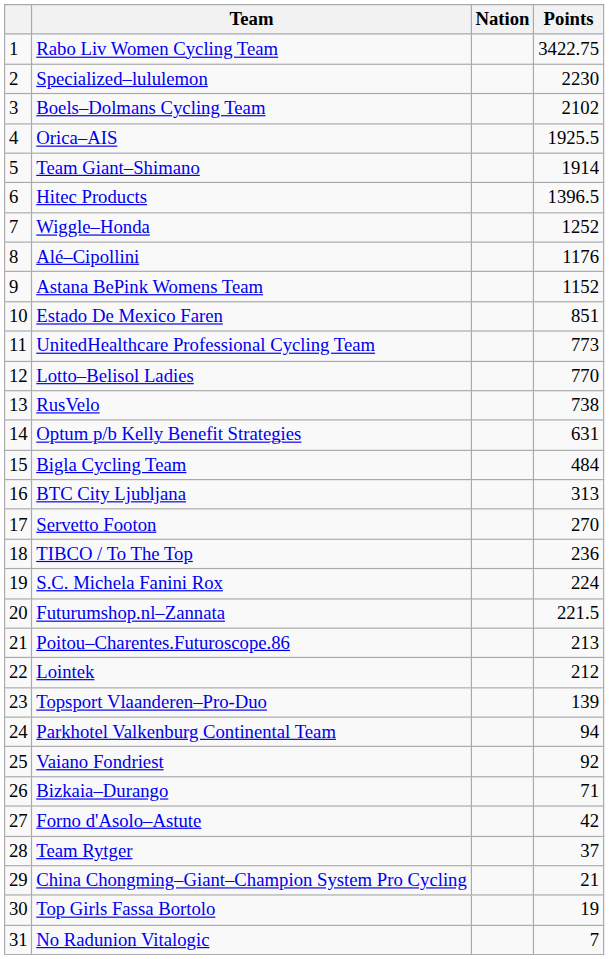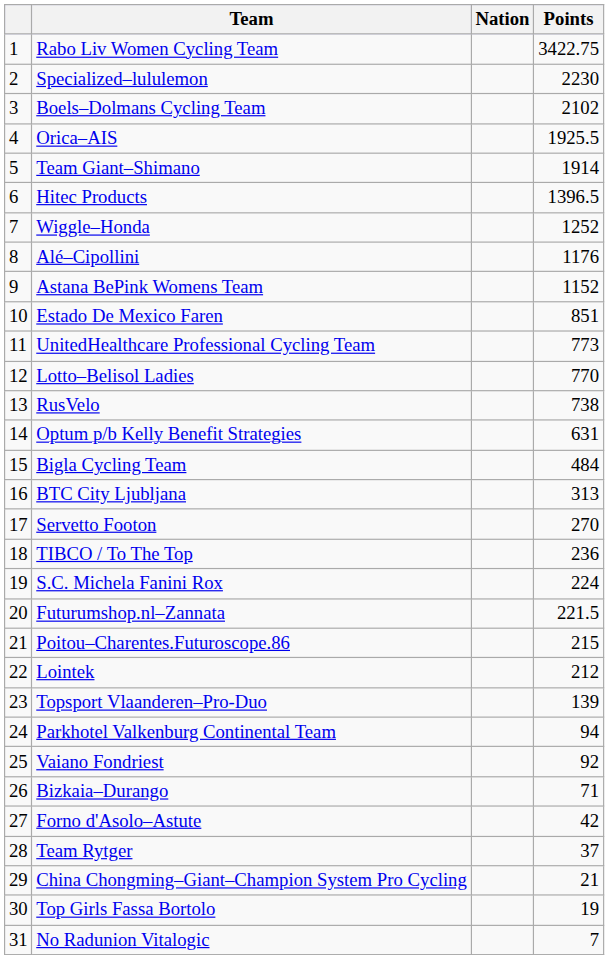(585, 642) 213 -> (585, 642) 215
